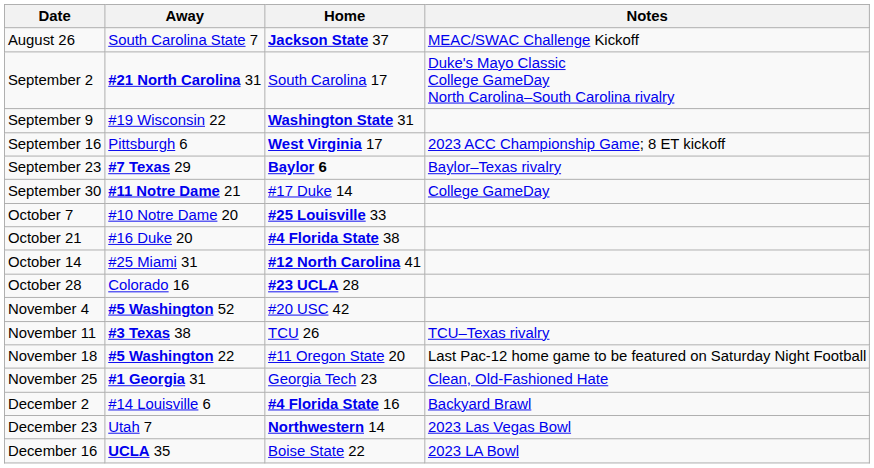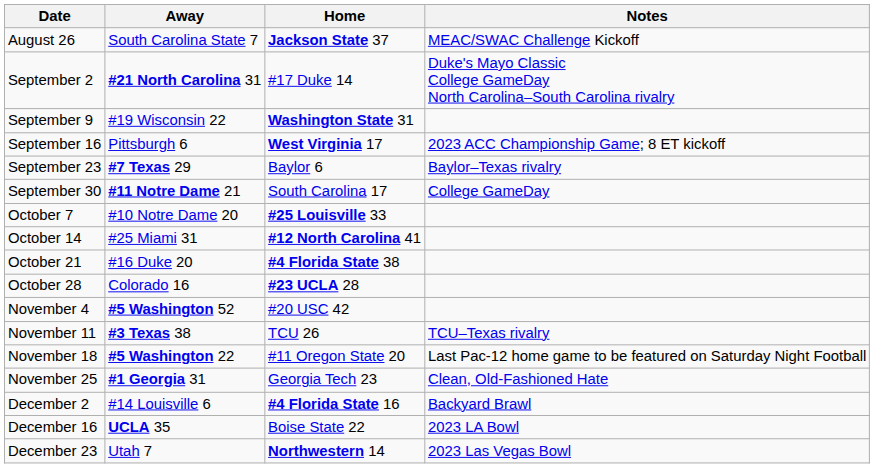(328, 80) South Carolina 17 -> (310, 80) #17 Duke 14
(297, 167) bold -> (295, 167) normal
(310, 191) #17 Duke 14 -> (328, 191) South Carolina 17
rows swapped: (45, 262) <-> (45, 238)
rows swapped: (53, 450) <-> (53, 427)
